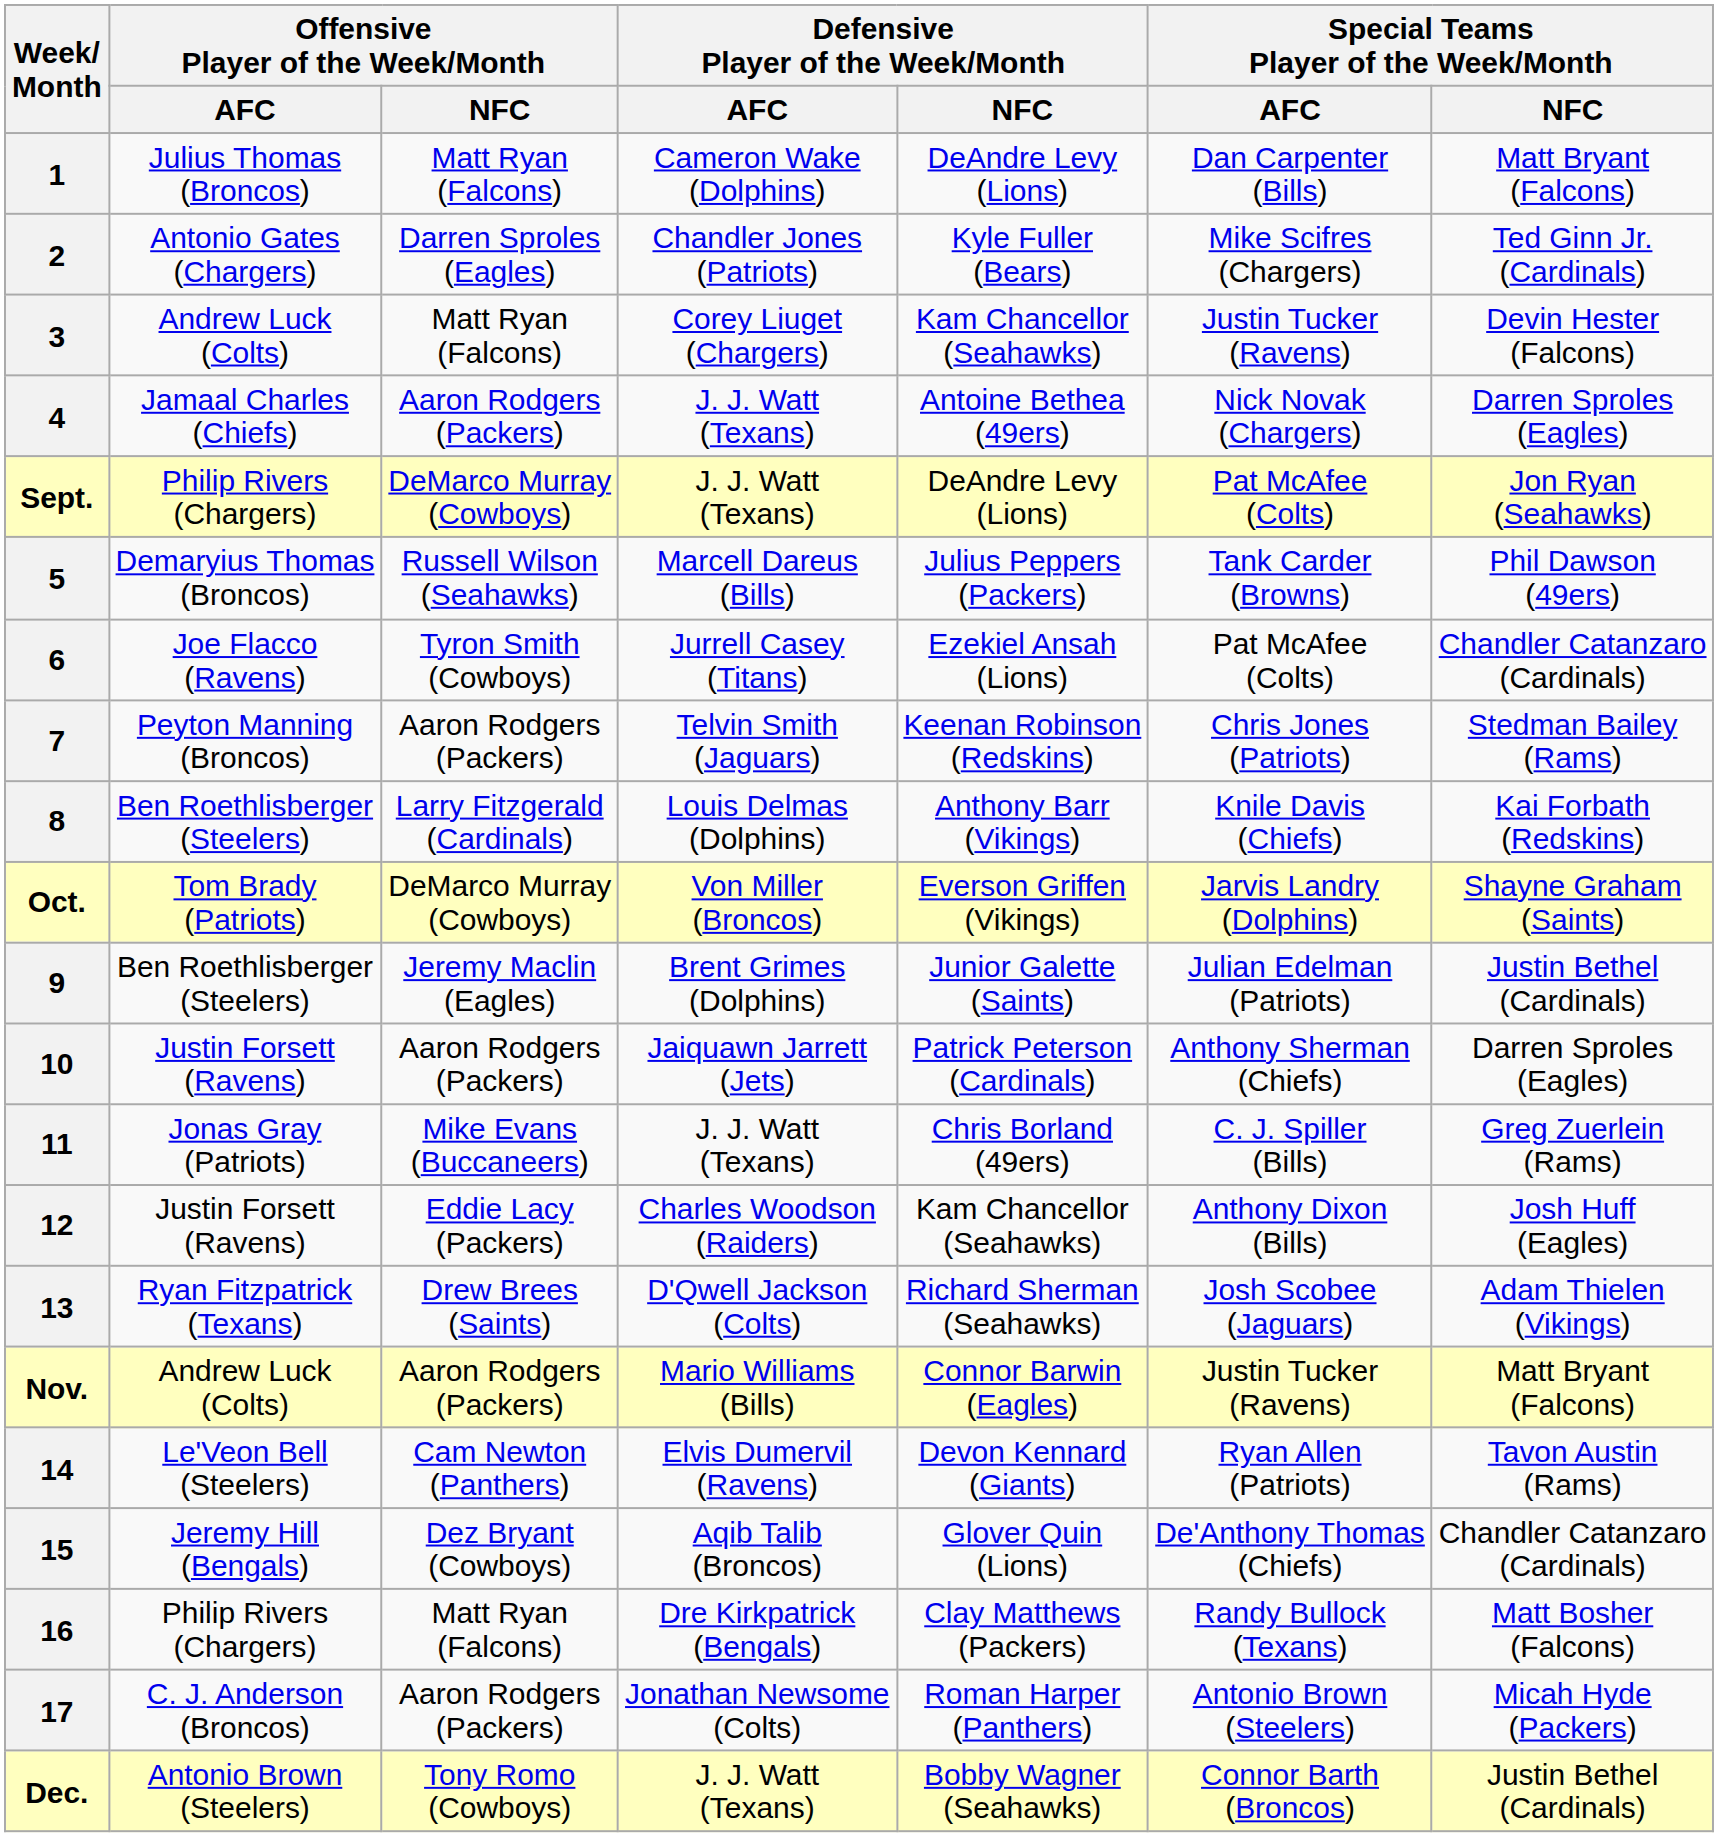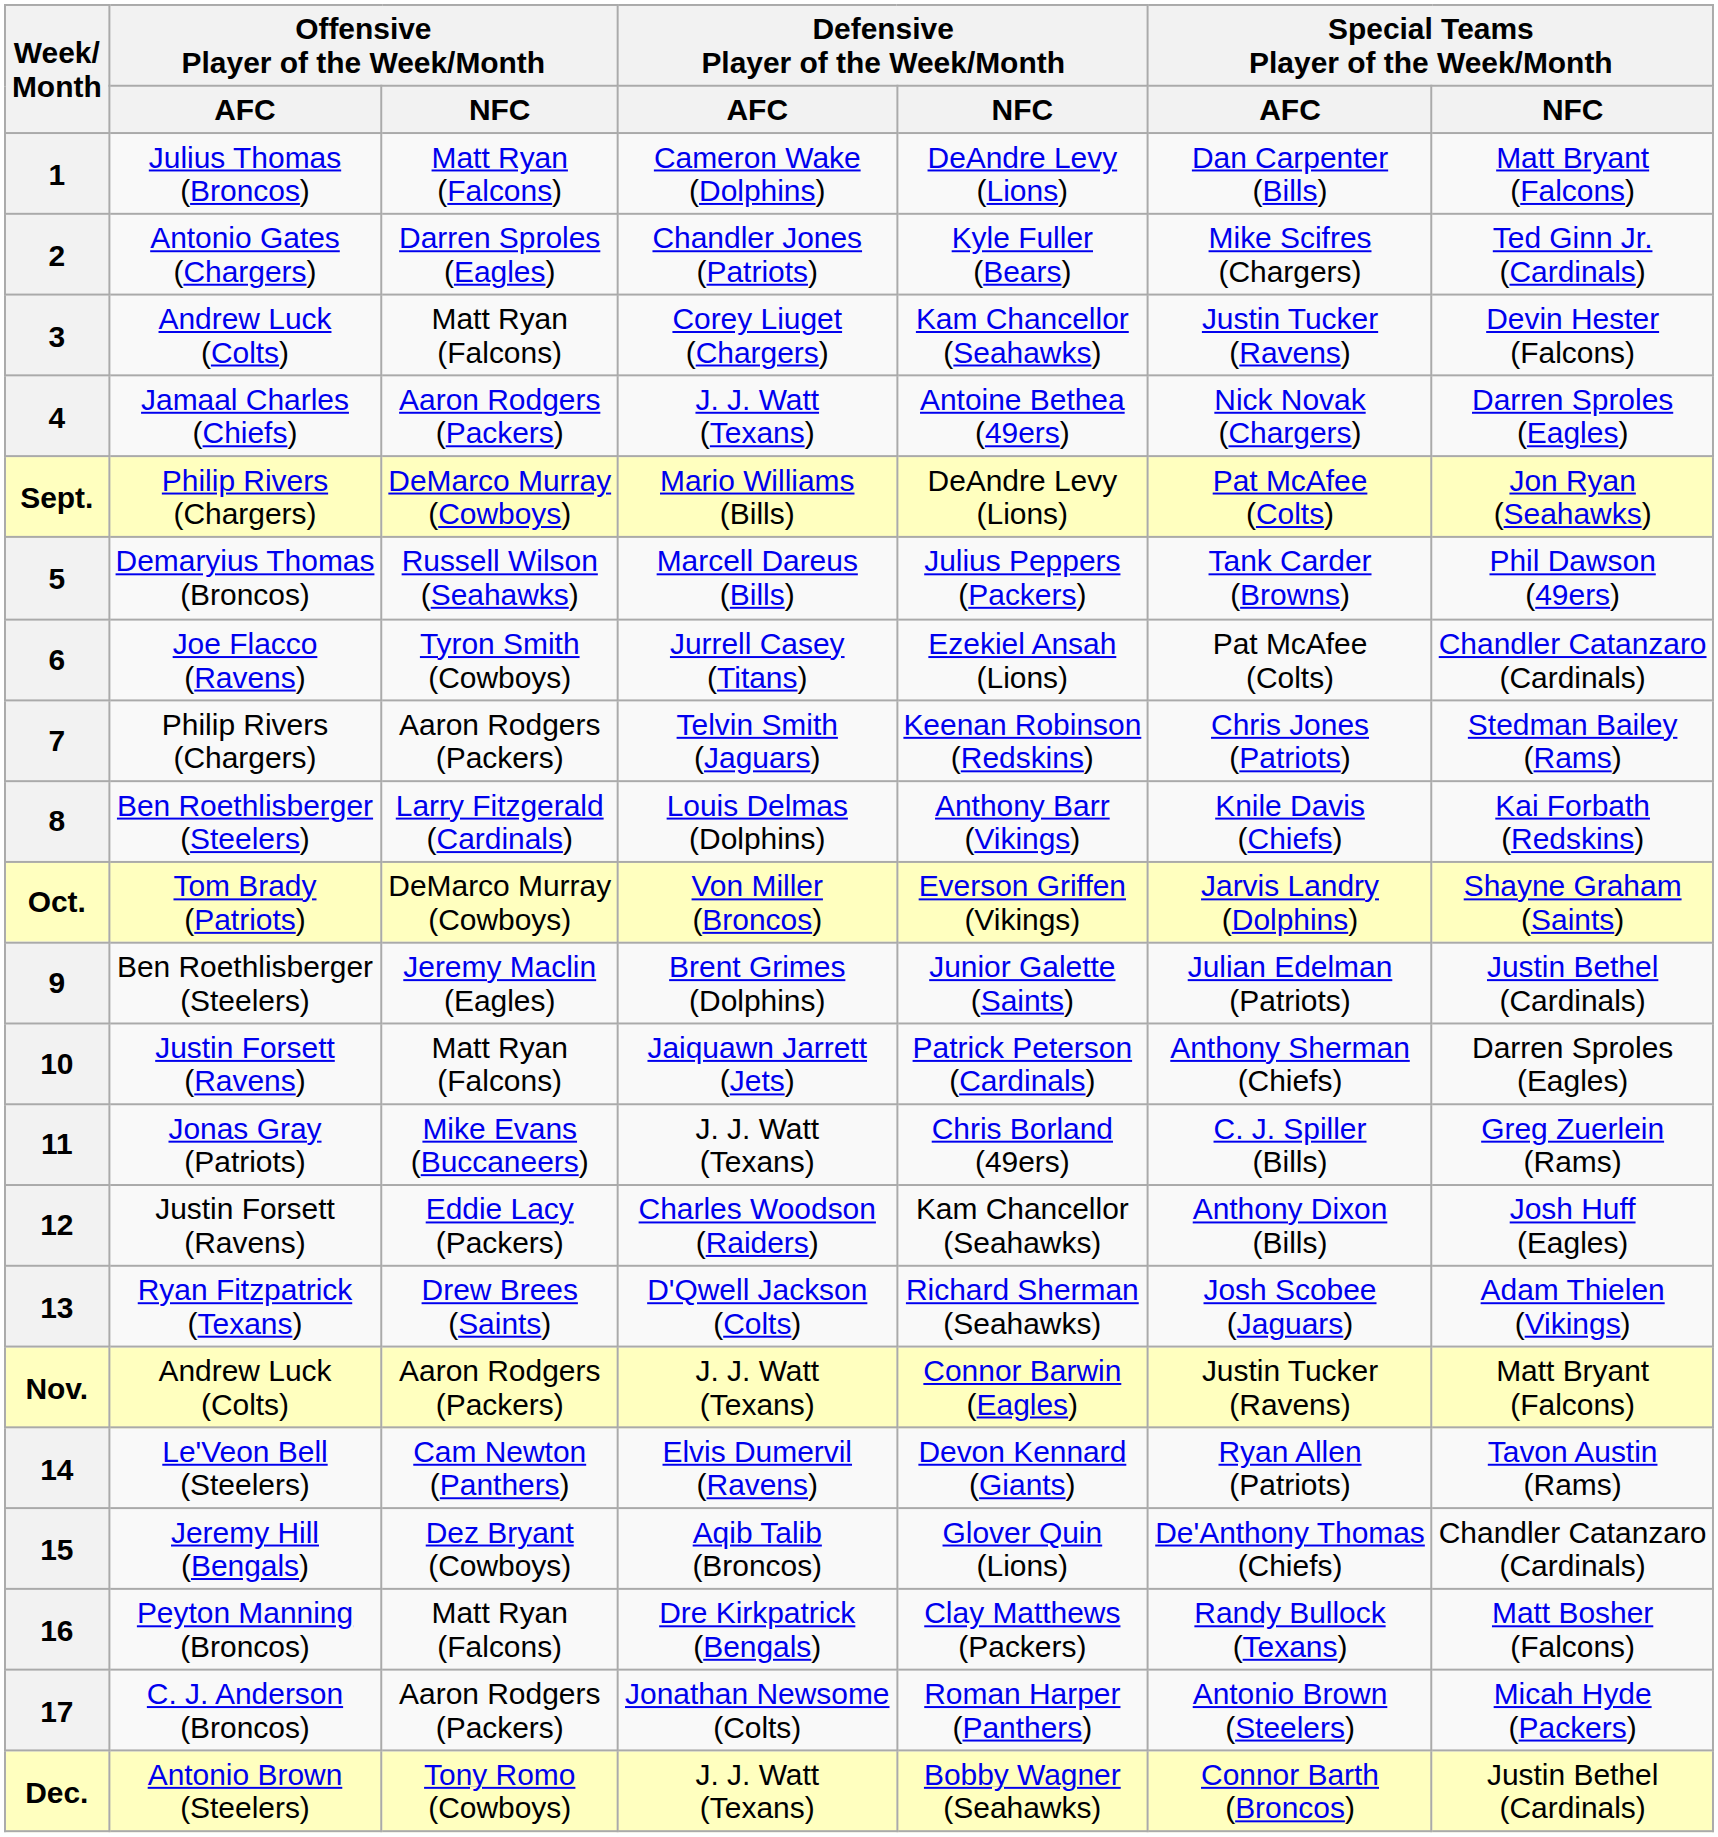(757, 497) J. J. Watt (Texans) -> (757, 497) Mario Williams (Bills)
(245, 740) Peyton Manning (Broncos) -> (245, 740) Philip Rivers (Chargers)
(500, 1064) Aaron Rodgers (Packers) -> (500, 1064) Matt Ryan (Falcons)
(757, 1387) Mario Williams (Bills) -> (757, 1387) J. J. Watt (Texans)
(245, 1630) Philip Rivers (Chargers) -> (245, 1630) Peyton Manning (Broncos)
